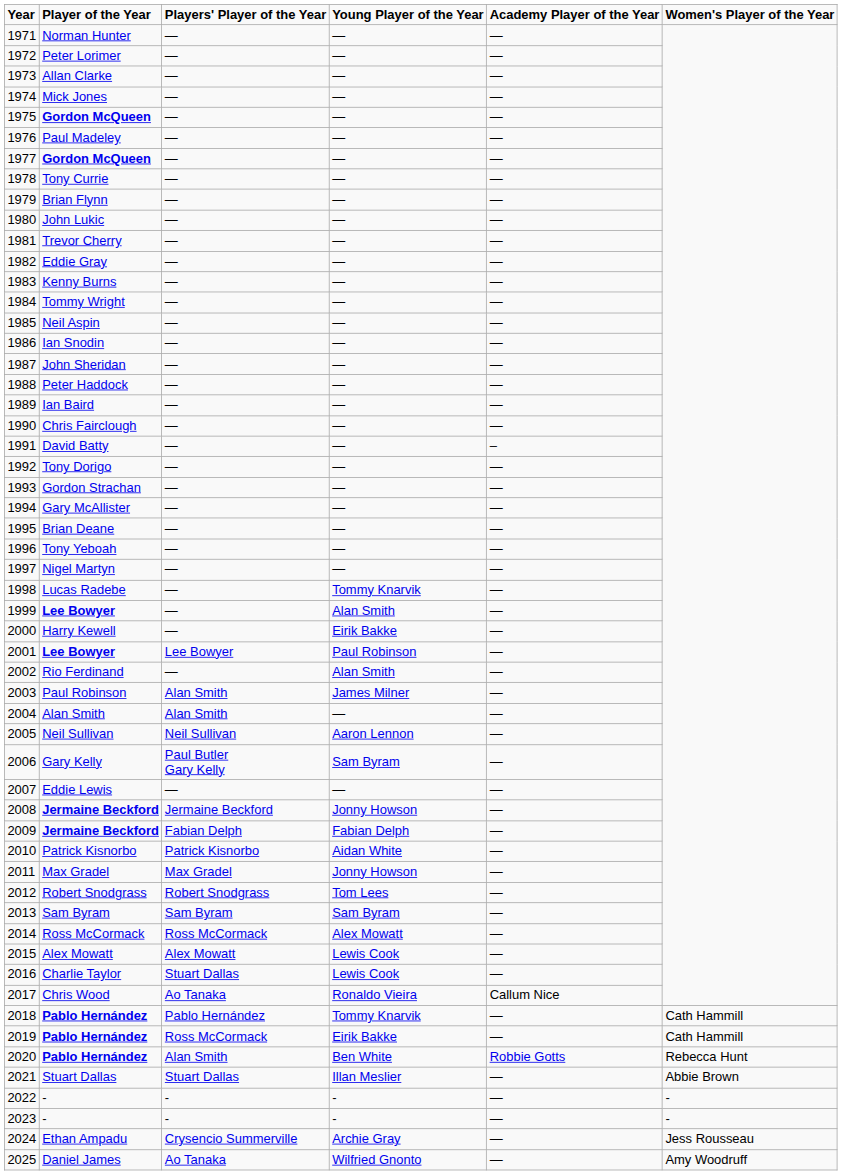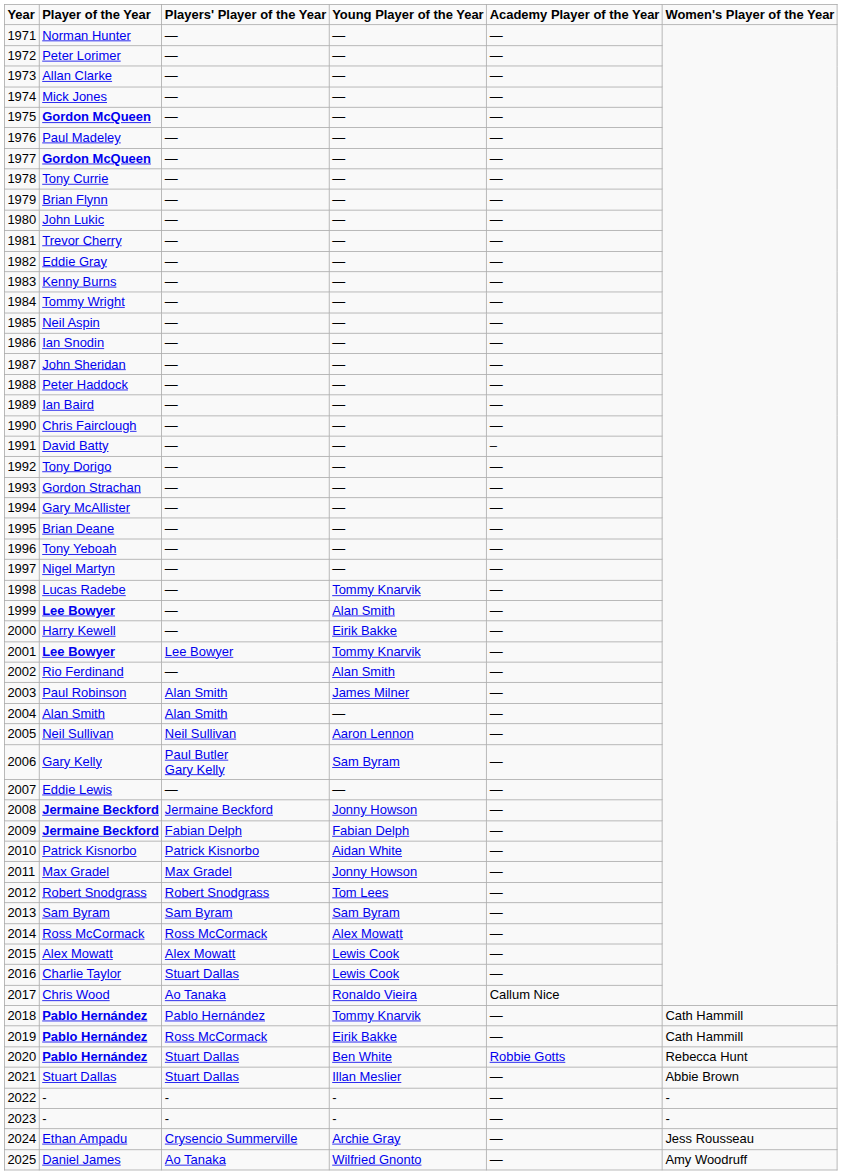(374, 651) Paul Robinson -> (376, 651) Tommy Knarvik
(196, 1057) Alan Smith -> (202, 1057) Stuart Dallas
